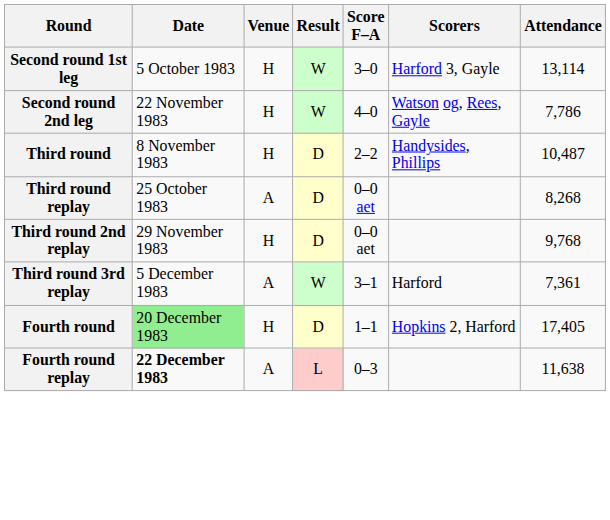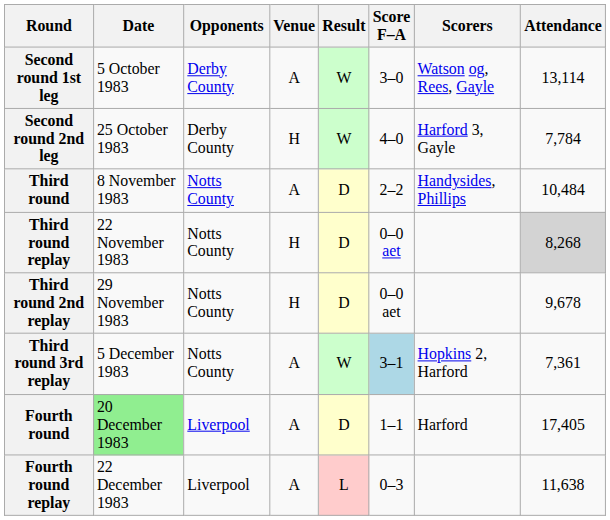+ column: (227, 25)
(268, 68) H -> (294, 77) A
(446, 68) Harford 3, Gayle -> (456, 77) Watson og, Rees, Gayle
(180, 111) 22 November 1983 -> (132, 138) 25 October 1983
(447, 111) Watson og, Rees, Gayle -> (451, 138) Harford 3, Gayle
(563, 111) 7,786 -> (563, 138) 7,784
(268, 154) H -> (294, 190) A
(563, 154) 10,487 -> (563, 190) 10,484
(172, 197) 25 October 1983 -> (130, 242) 22 November 1983
(268, 197) A -> (294, 242) H
(563, 197) no background -> (563, 242) lightgrey background
(563, 240) 9,768 -> (563, 303) 9,678
(366, 283) no background -> (391, 363) lightblue background
(417, 283) Harford -> (452, 363) Hopkins 2, Harford
(268, 326) H -> (294, 424) A
(454, 326) Hopkins 2, Harford -> (443, 424) Harford
(180, 369) bold -> (129, 485) normal
